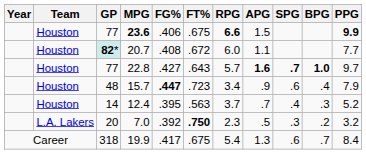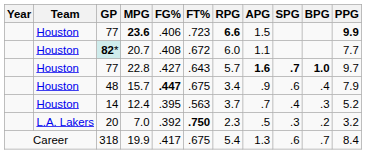(199, 32) .675 -> (199, 32) .723
(199, 86) .723 -> (199, 86) .675
